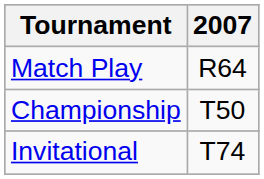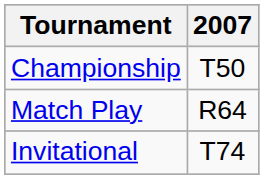rows swapped: (77, 67) <-> (96, 109)
